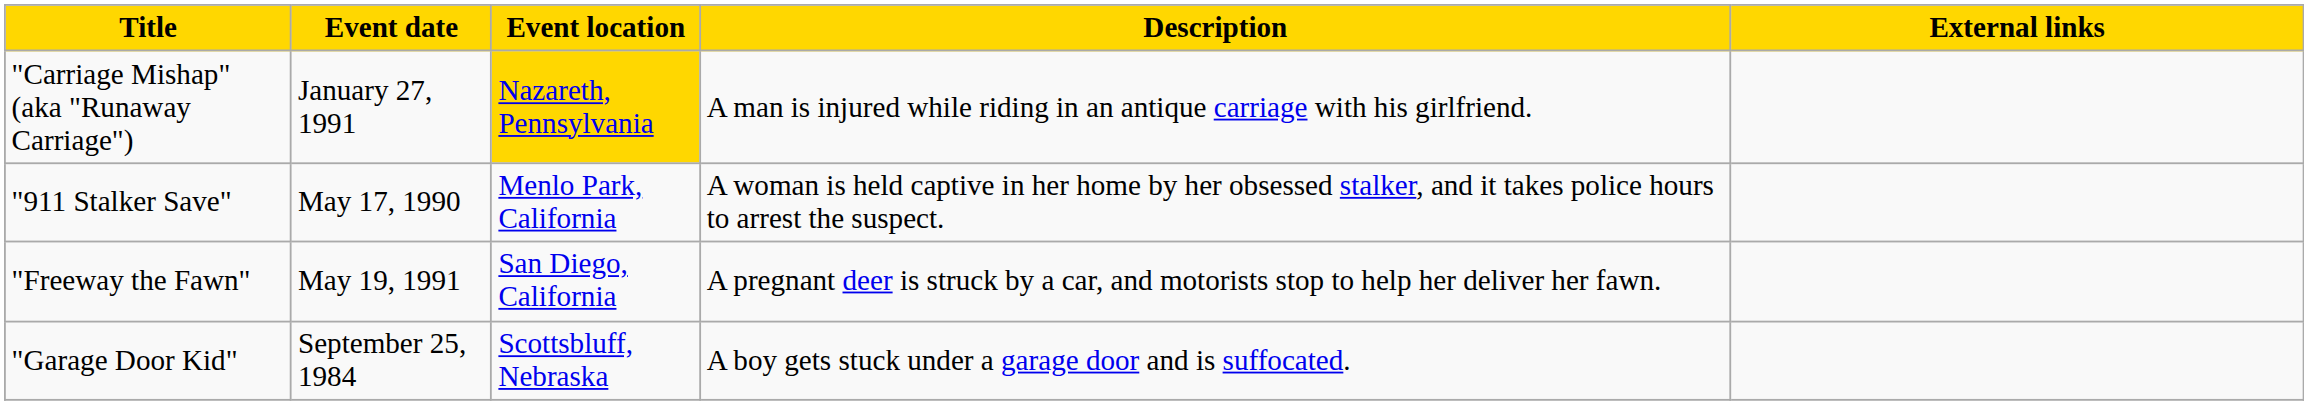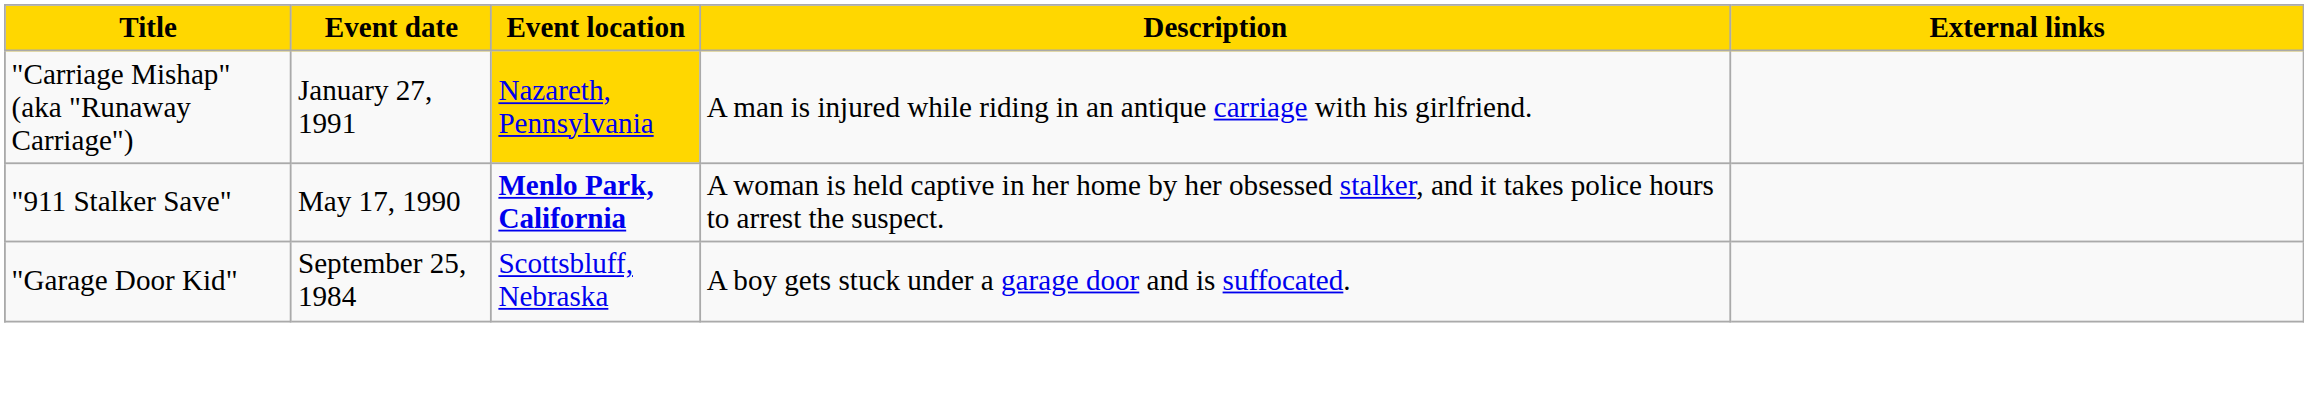(570, 201) normal -> (576, 201) bold
- row: (131, 280)
